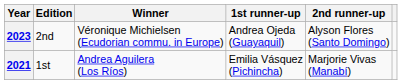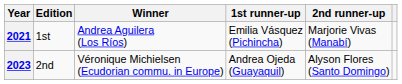rows swapped: (19, 65) <-> (19, 36)
